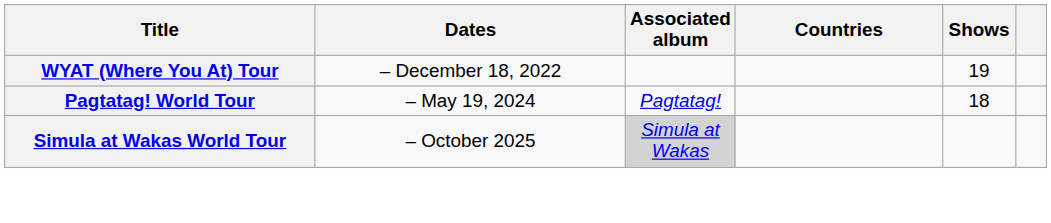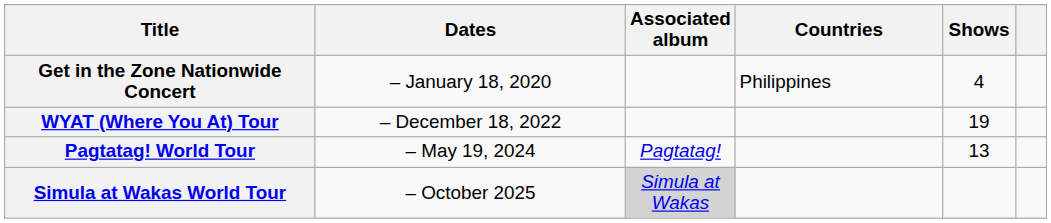+ row: (160, 81)
(979, 100) 18 -> (979, 151) 13
